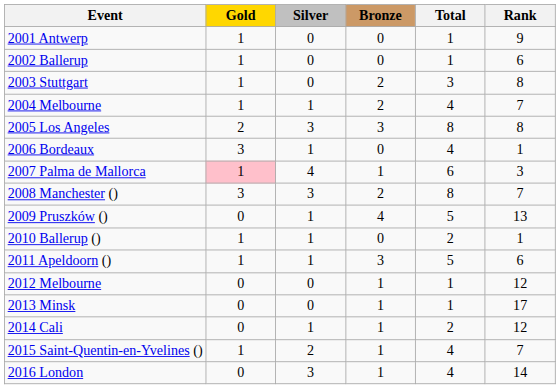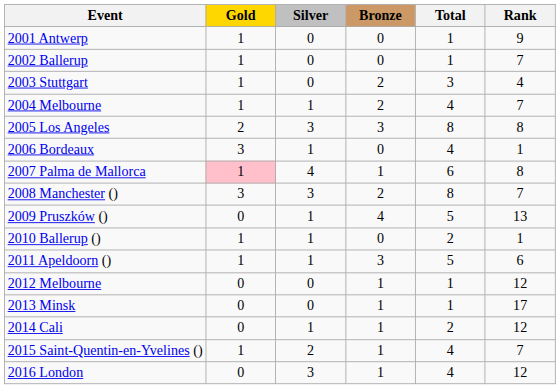(520, 60) 6 -> (520, 60) 7
(520, 82) 8 -> (520, 82) 4
(520, 171) 3 -> (520, 171) 8
(520, 372) 14 -> (520, 372) 12
